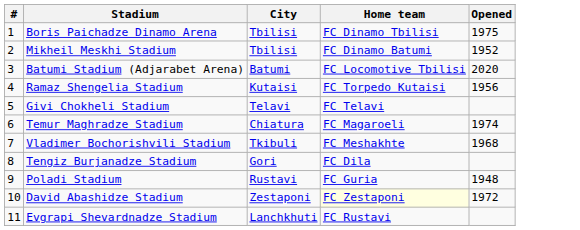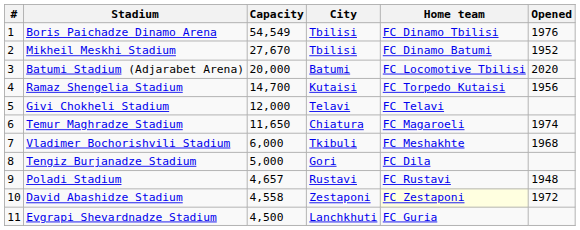+ column: (277, 14)
(485, 32) 1975 -> (545, 32) 1976
(350, 180) FC Guria -> (417, 180) FC Rustavi
(357, 216) FC Rustavi -> (410, 216) FC Guria
